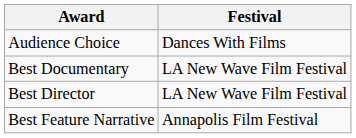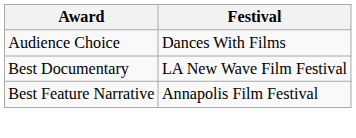- row: (52, 94)
